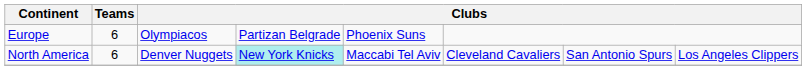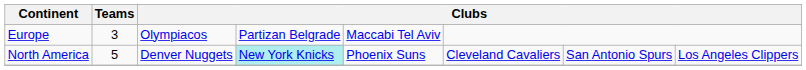(115, 34) 6 -> (115, 34) 3
(386, 34) Phoenix Suns -> (393, 34) Maccabi Tel Aviv
(115, 55) 6 -> (115, 55) 5
(393, 55) Maccabi Tel Aviv -> (386, 55) Phoenix Suns
